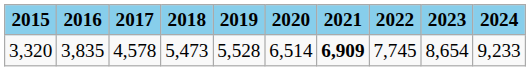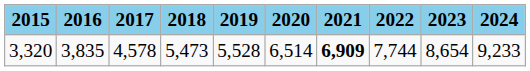(395, 50) 7,745 -> (395, 50) 7,744
